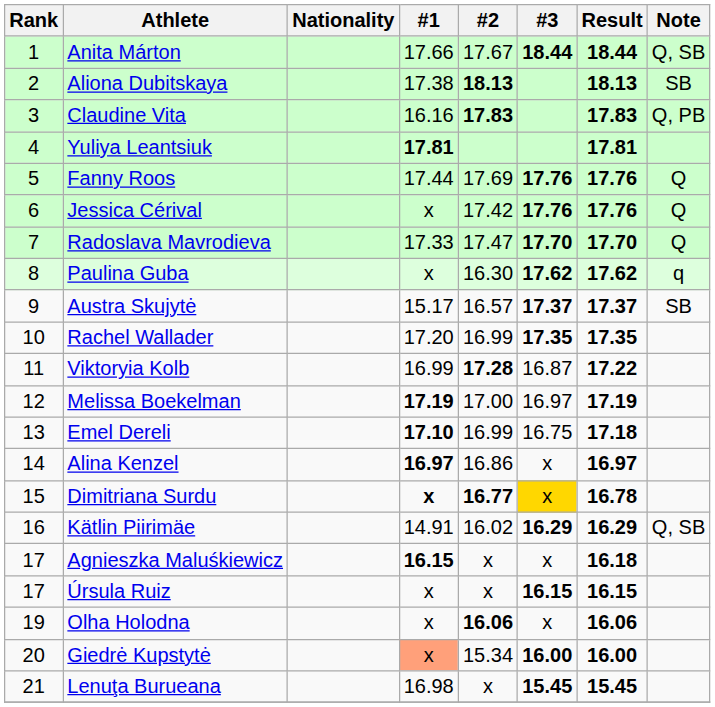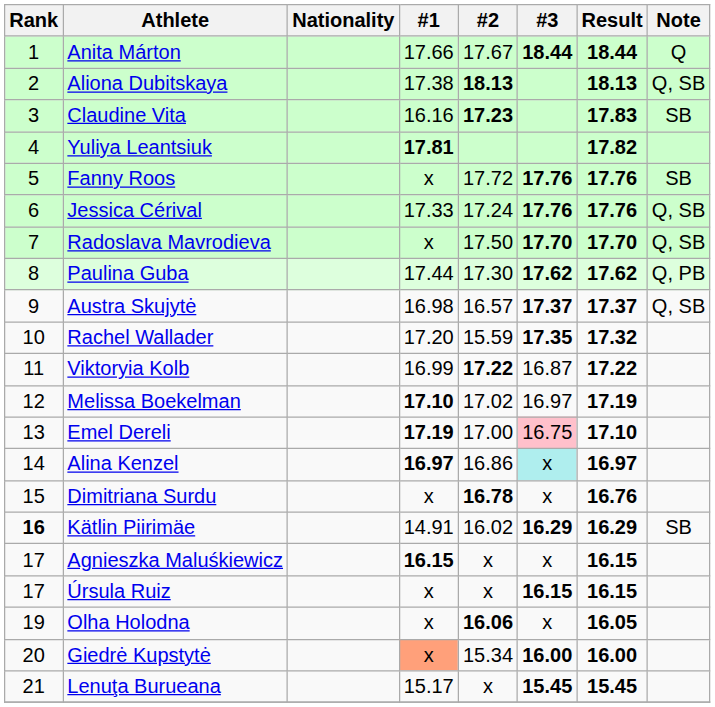(679, 52) Q, SB -> (679, 52) Q
(679, 83) SB -> (679, 83) Q, SB
(488, 115) 17.83 -> (488, 115) 17.23
(679, 115) Q, PB -> (679, 115) SB
(612, 147) 17.81 -> (612, 147) 17.82
(429, 178) 17.44 -> (429, 178) x
(488, 178) 17.69 -> (488, 178) 17.72
(679, 178) Q -> (679, 178) SB
(429, 210) x -> (429, 210) 17.33
(488, 210) 17.42 -> (488, 210) 17.24
(679, 210) Q -> (679, 210) Q, SB
(429, 242) 17.33 -> (429, 242) x
(488, 242) 17.47 -> (488, 242) 17.50
(679, 242) Q -> (679, 242) Q, SB
(429, 274) x -> (429, 274) 17.44
(488, 274) 16.30 -> (488, 274) 17.30
(679, 274) q -> (679, 274) Q, PB
(429, 305) 15.17 -> (429, 305) 16.98
(679, 305) SB -> (679, 305) Q, SB
(488, 337) 16.99 -> (488, 337) 15.59
(612, 337) 17.35 -> (612, 337) 17.32
(488, 369) 17.28 -> (488, 369) 17.22
(429, 400) 17.19 -> (429, 400) 17.10
(488, 400) 17.00 -> (488, 400) 17.02
(429, 432) 17.10 -> (429, 432) 17.19
(488, 432) 16.99 -> (488, 432) 17.00
(547, 432) no background -> (547, 432) pink background
(612, 432) 17.18 -> (612, 432) 17.10
(547, 464) no background -> (547, 464) paleturquoise background
(429, 496) bold -> (429, 496) normal
(488, 496) 16.77 -> (488, 496) 16.78
(547, 496) gold background -> (547, 496) no background
(612, 496) 16.78 -> (612, 496) 16.76
(34, 527) normal -> (34, 527) bold
(679, 527) Q, SB -> (679, 527) SB
(612, 559) 16.18 -> (612, 559) 16.15
(612, 623) 16.06 -> (612, 623) 16.05
(429, 686) 16.98 -> (429, 686) 15.17
